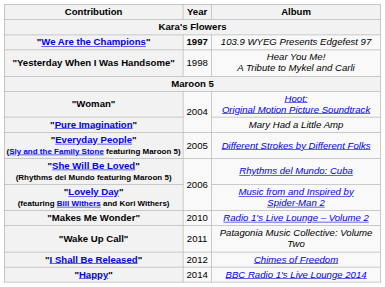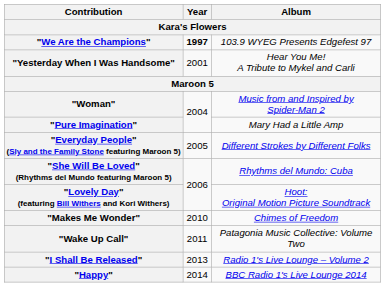(197, 63) 1998 -> (197, 63) 2001
(296, 104) Hoot: Original Motion Picture Soundtrack -> (296, 104) Music from and Inspired by Spider-Man 2
(296, 197) Music from and Inspired by Spider-Man 2 -> (296, 197) Hoot: Original Motion Picture Soundtrack
(296, 218) Radio 1's Live Lounge – Volume 2 -> (296, 218) Chimes of Freedom
(197, 259) 2012 -> (197, 259) 2013
(296, 259) Chimes of Freedom -> (296, 259) Radio 1's Live Lounge – Volume 2
